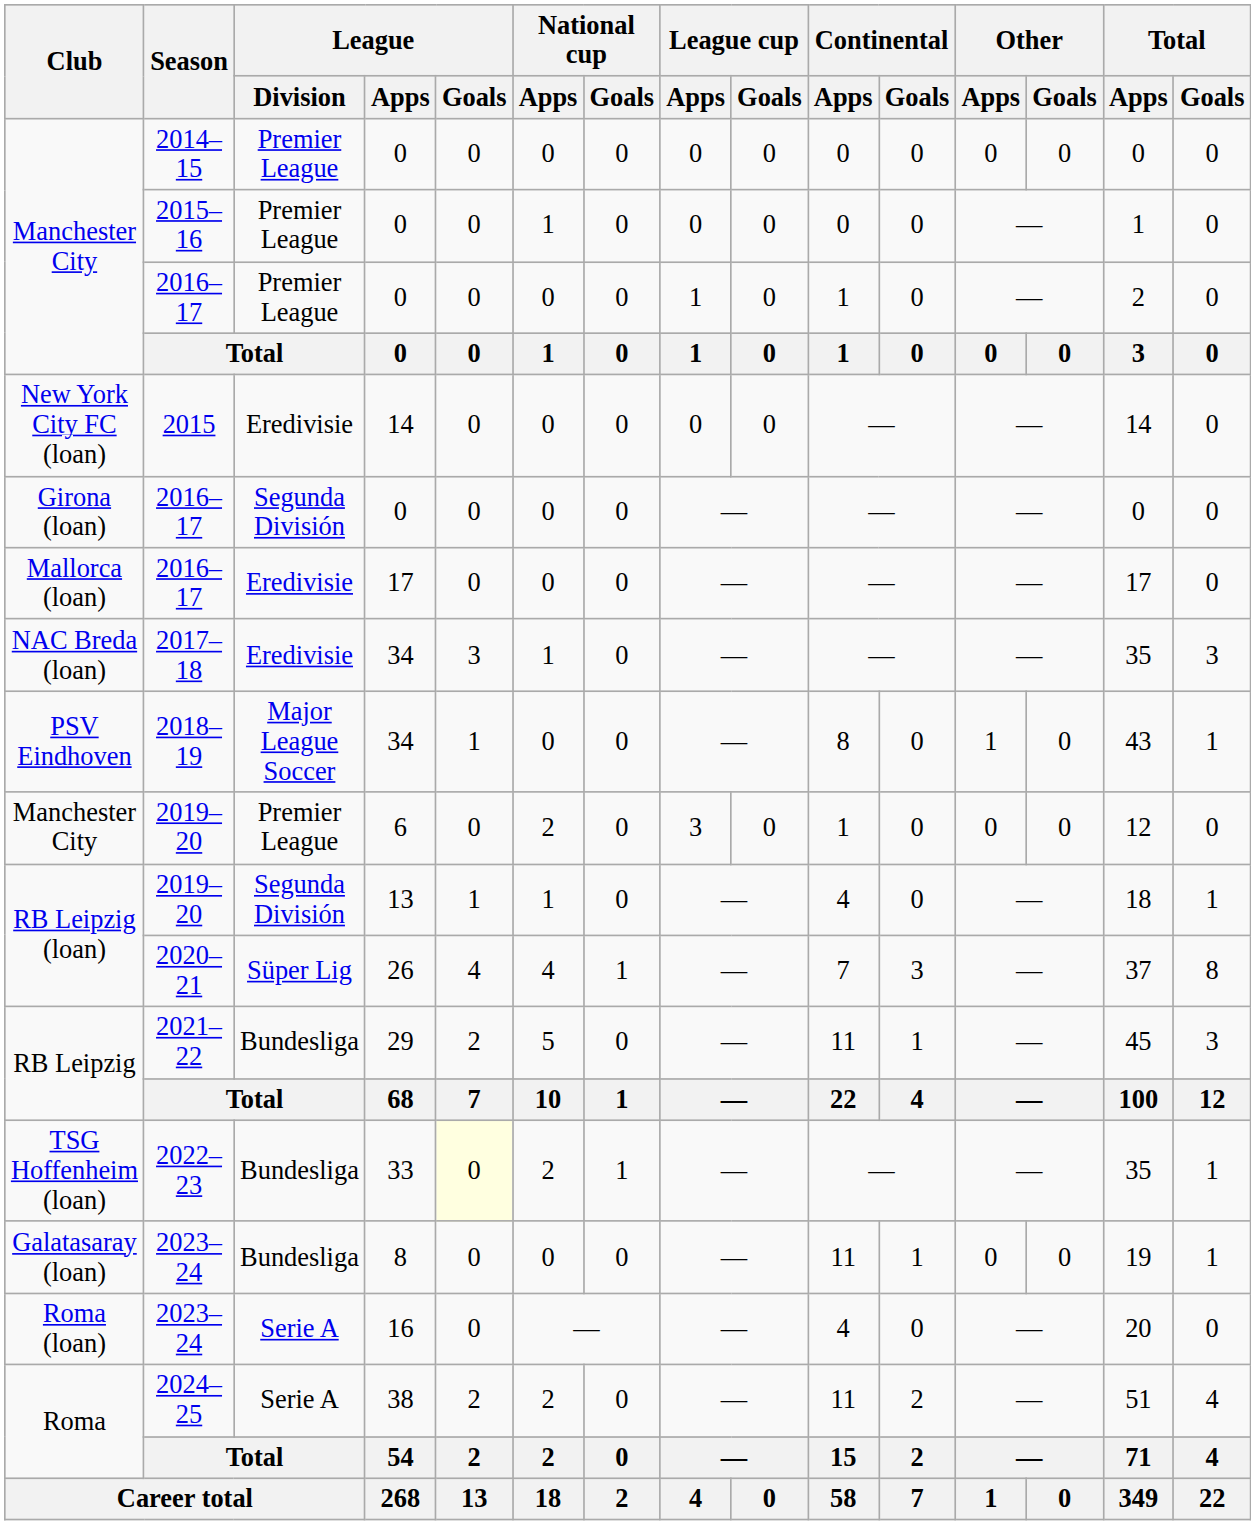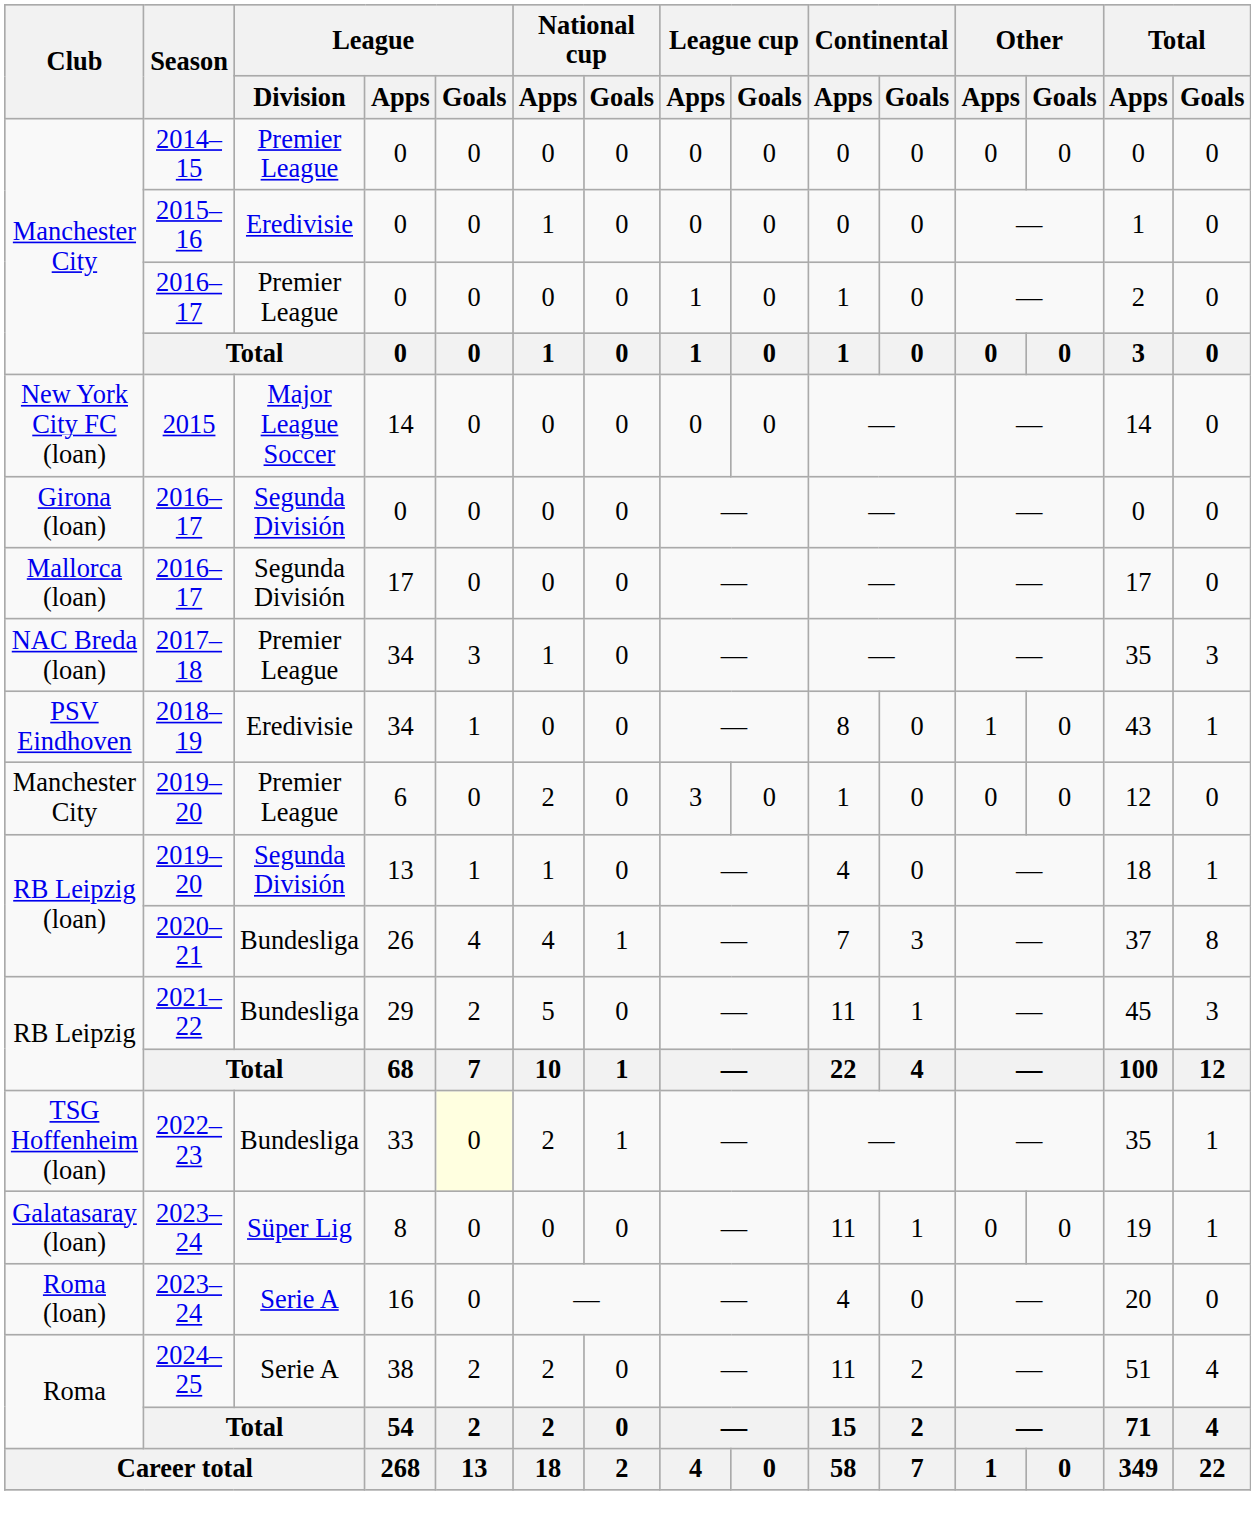(299, 225) Premier League -> (299, 225) Eredivisie
(299, 425) Eredivisie -> (299, 425) Major League Soccer
(299, 583) Eredivisie -> (299, 583) Segunda División
(299, 654) Eredivisie -> (299, 654) Premier League
(299, 741) Major League Soccer -> (299, 726) Eredivisie
(299, 970) Süper Lig -> (299, 940) Bundesliga
(299, 1256) Bundesliga -> (299, 1227) Süper Lig
